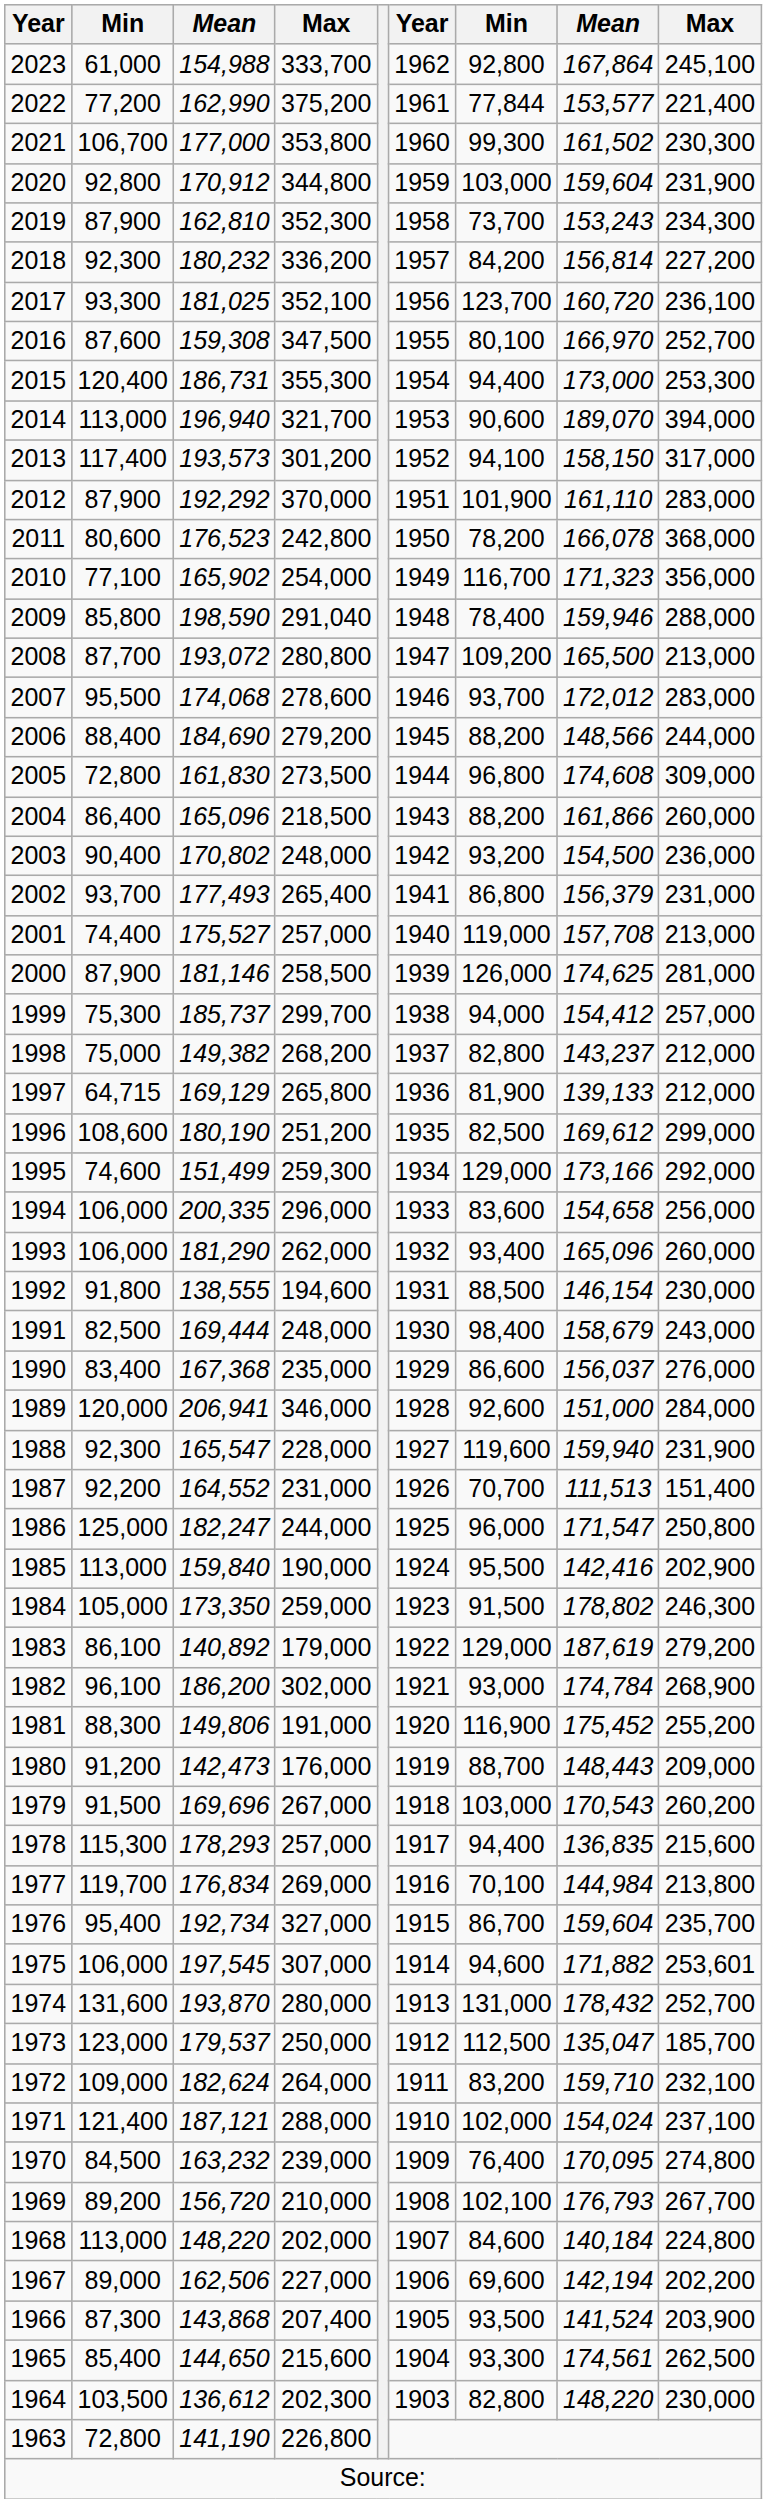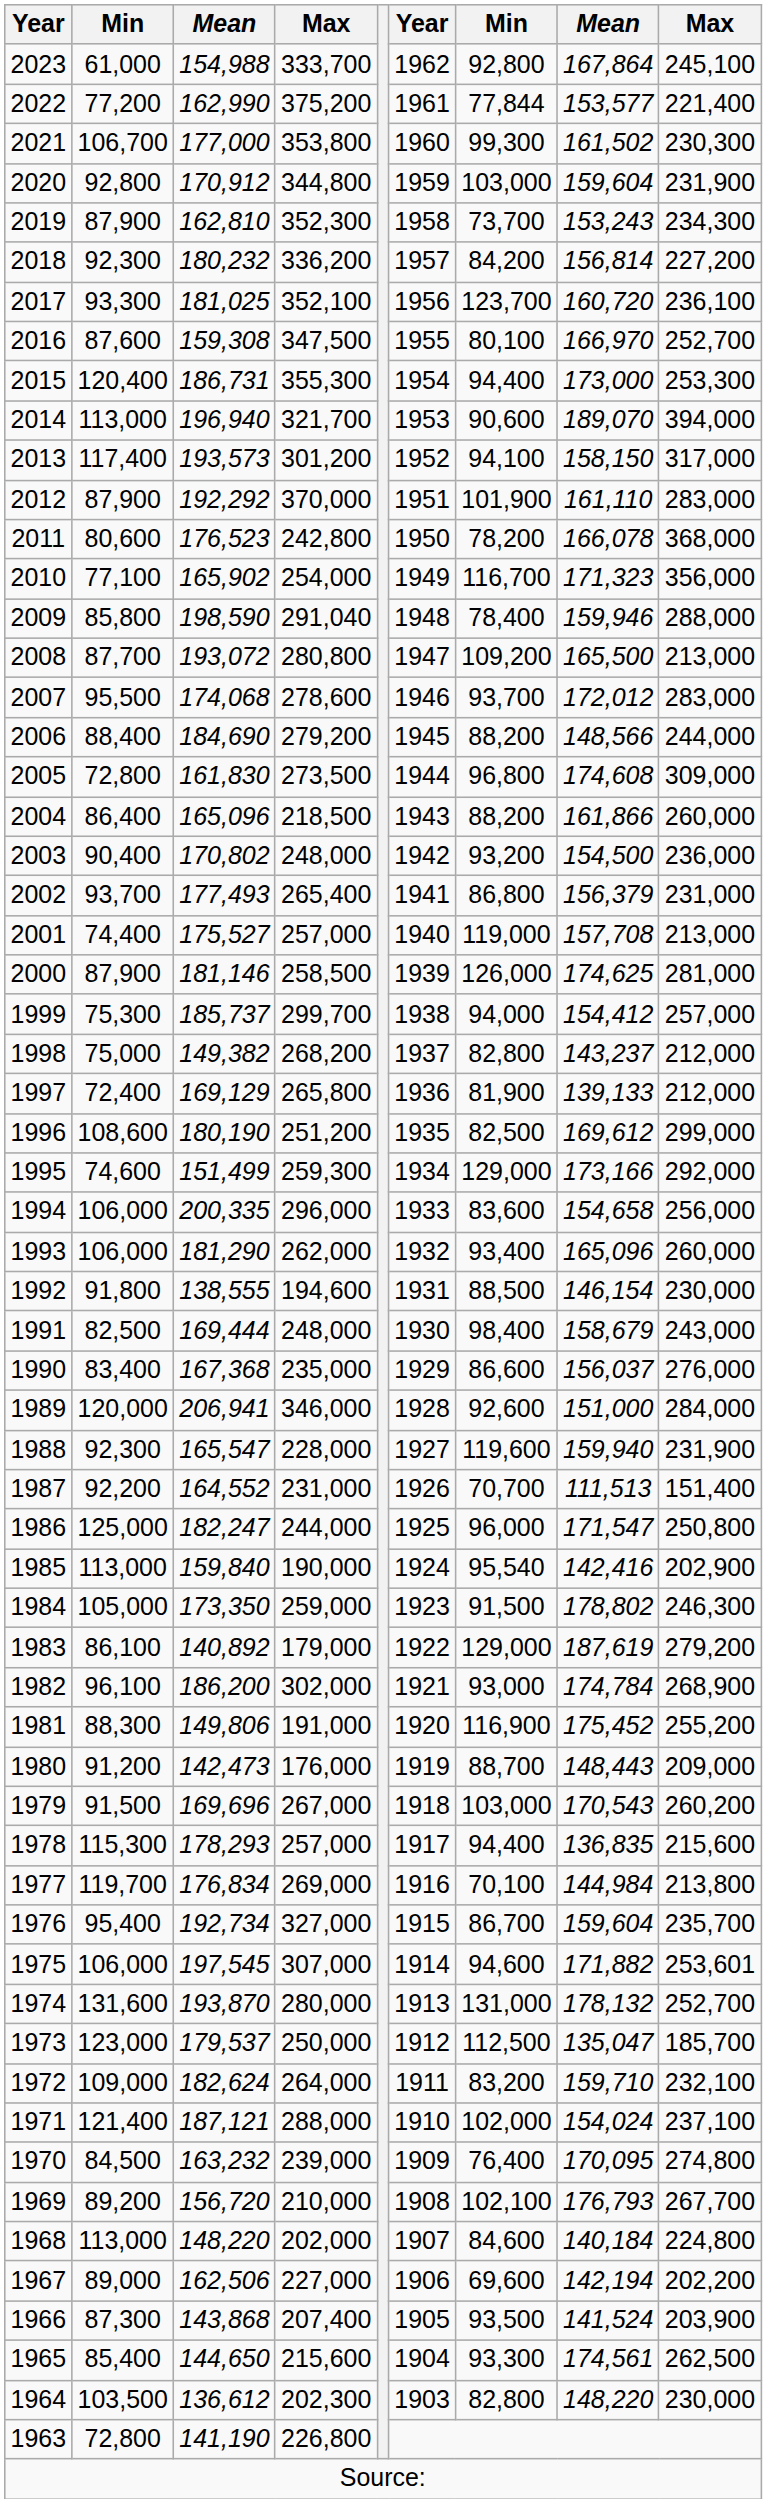(123, 1093) 64,715 -> (123, 1093) 72,400
(506, 1568) 95,500 -> (506, 1568) 95,540
(608, 2003) 178,432 -> (608, 2003) 178,132
